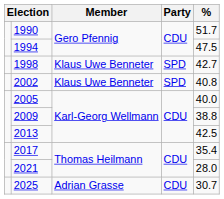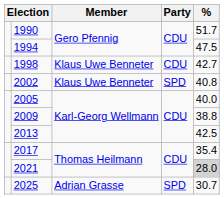(175, 64) SPD -> (175, 64) CDU
(206, 168) no background -> (206, 168) lightgrey background
(175, 185) CDU -> (175, 185) SPD
